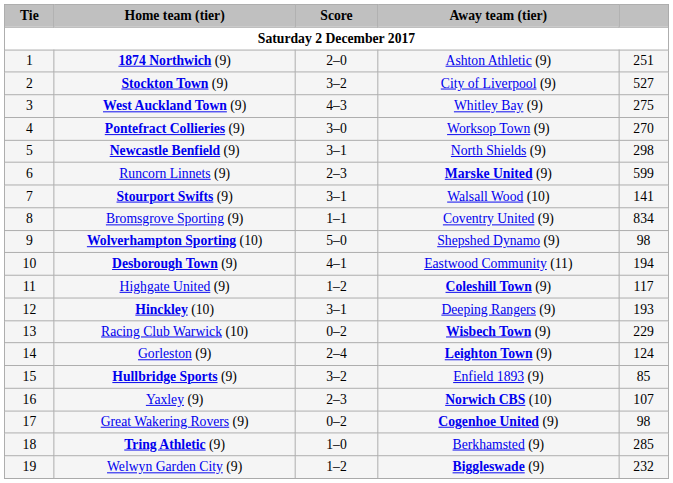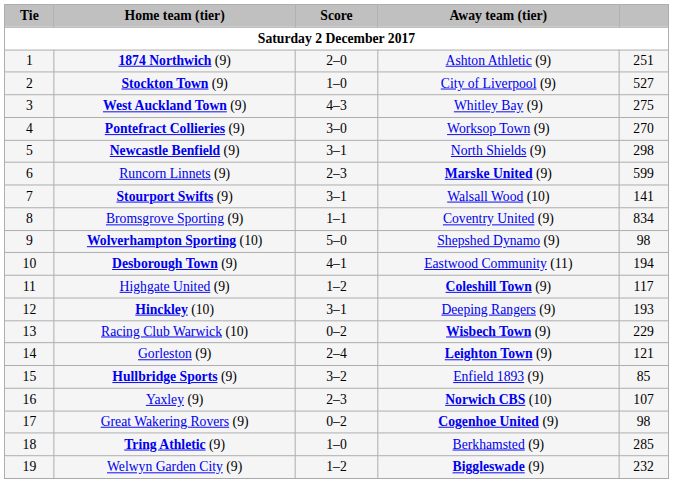(336, 83) 3–2 -> (336, 83) 1–0
(644, 354) 124 -> (644, 354) 121
